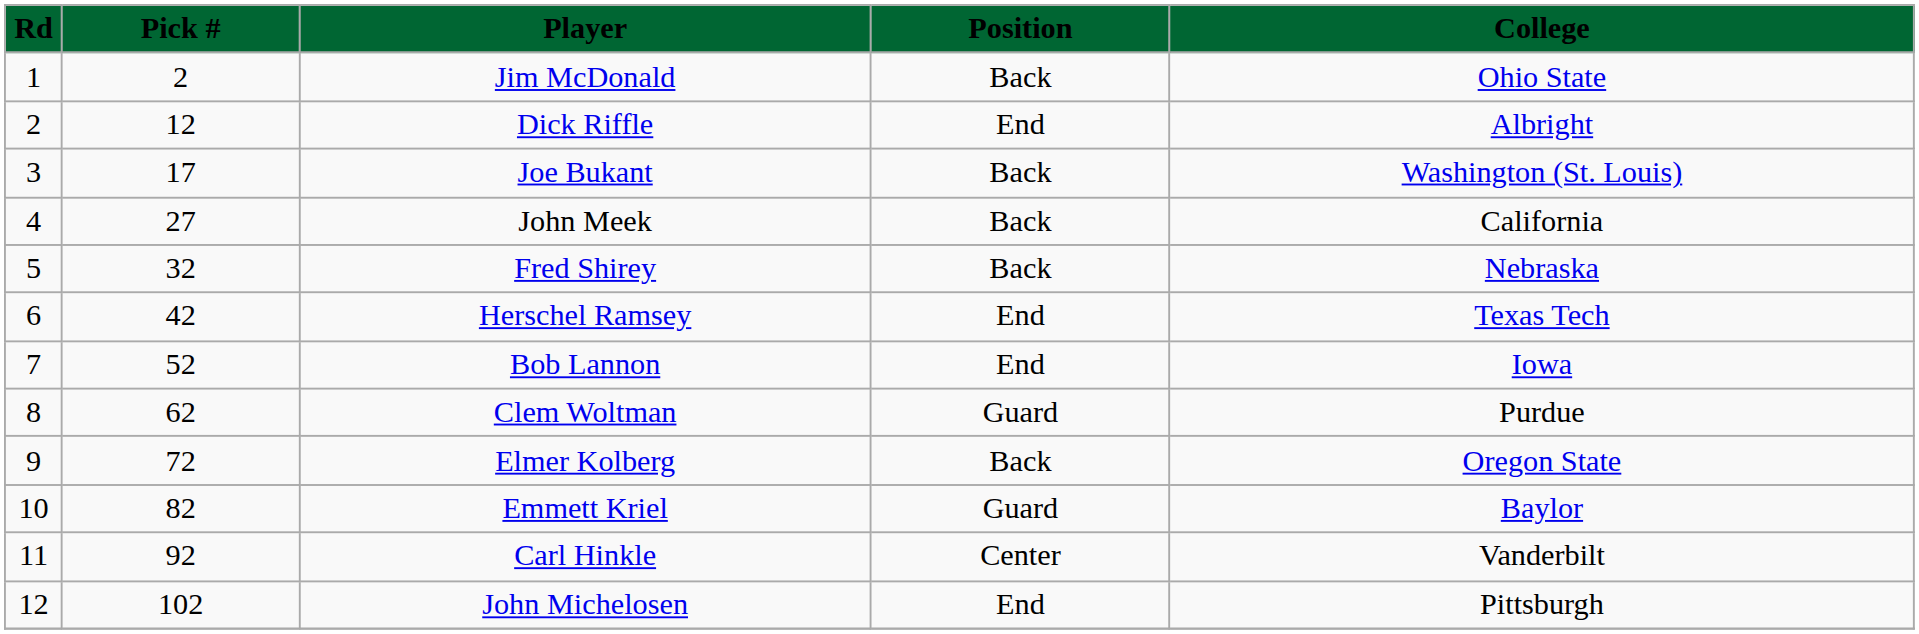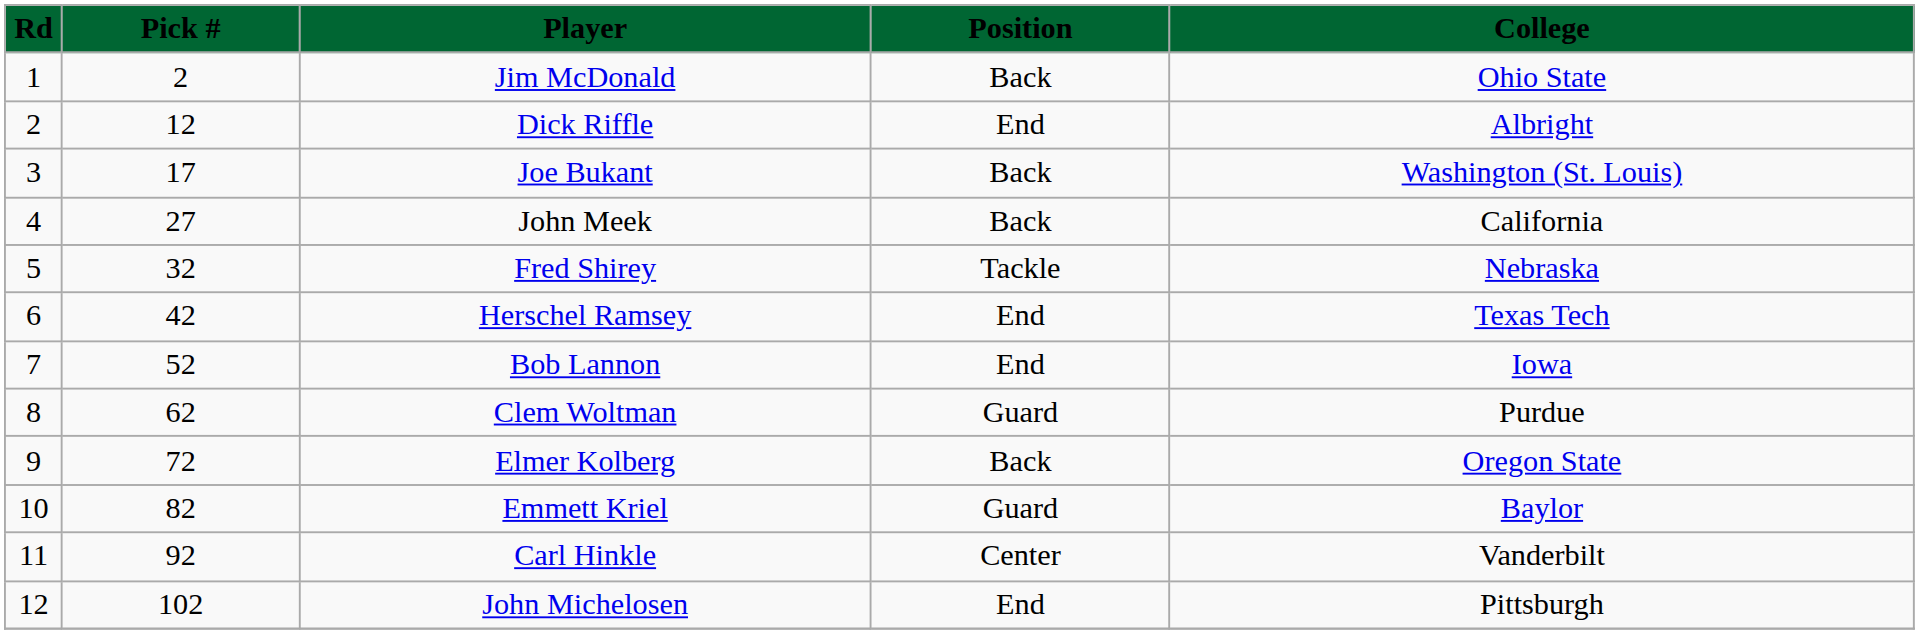(1020, 268) Back -> (1020, 268) Tackle
